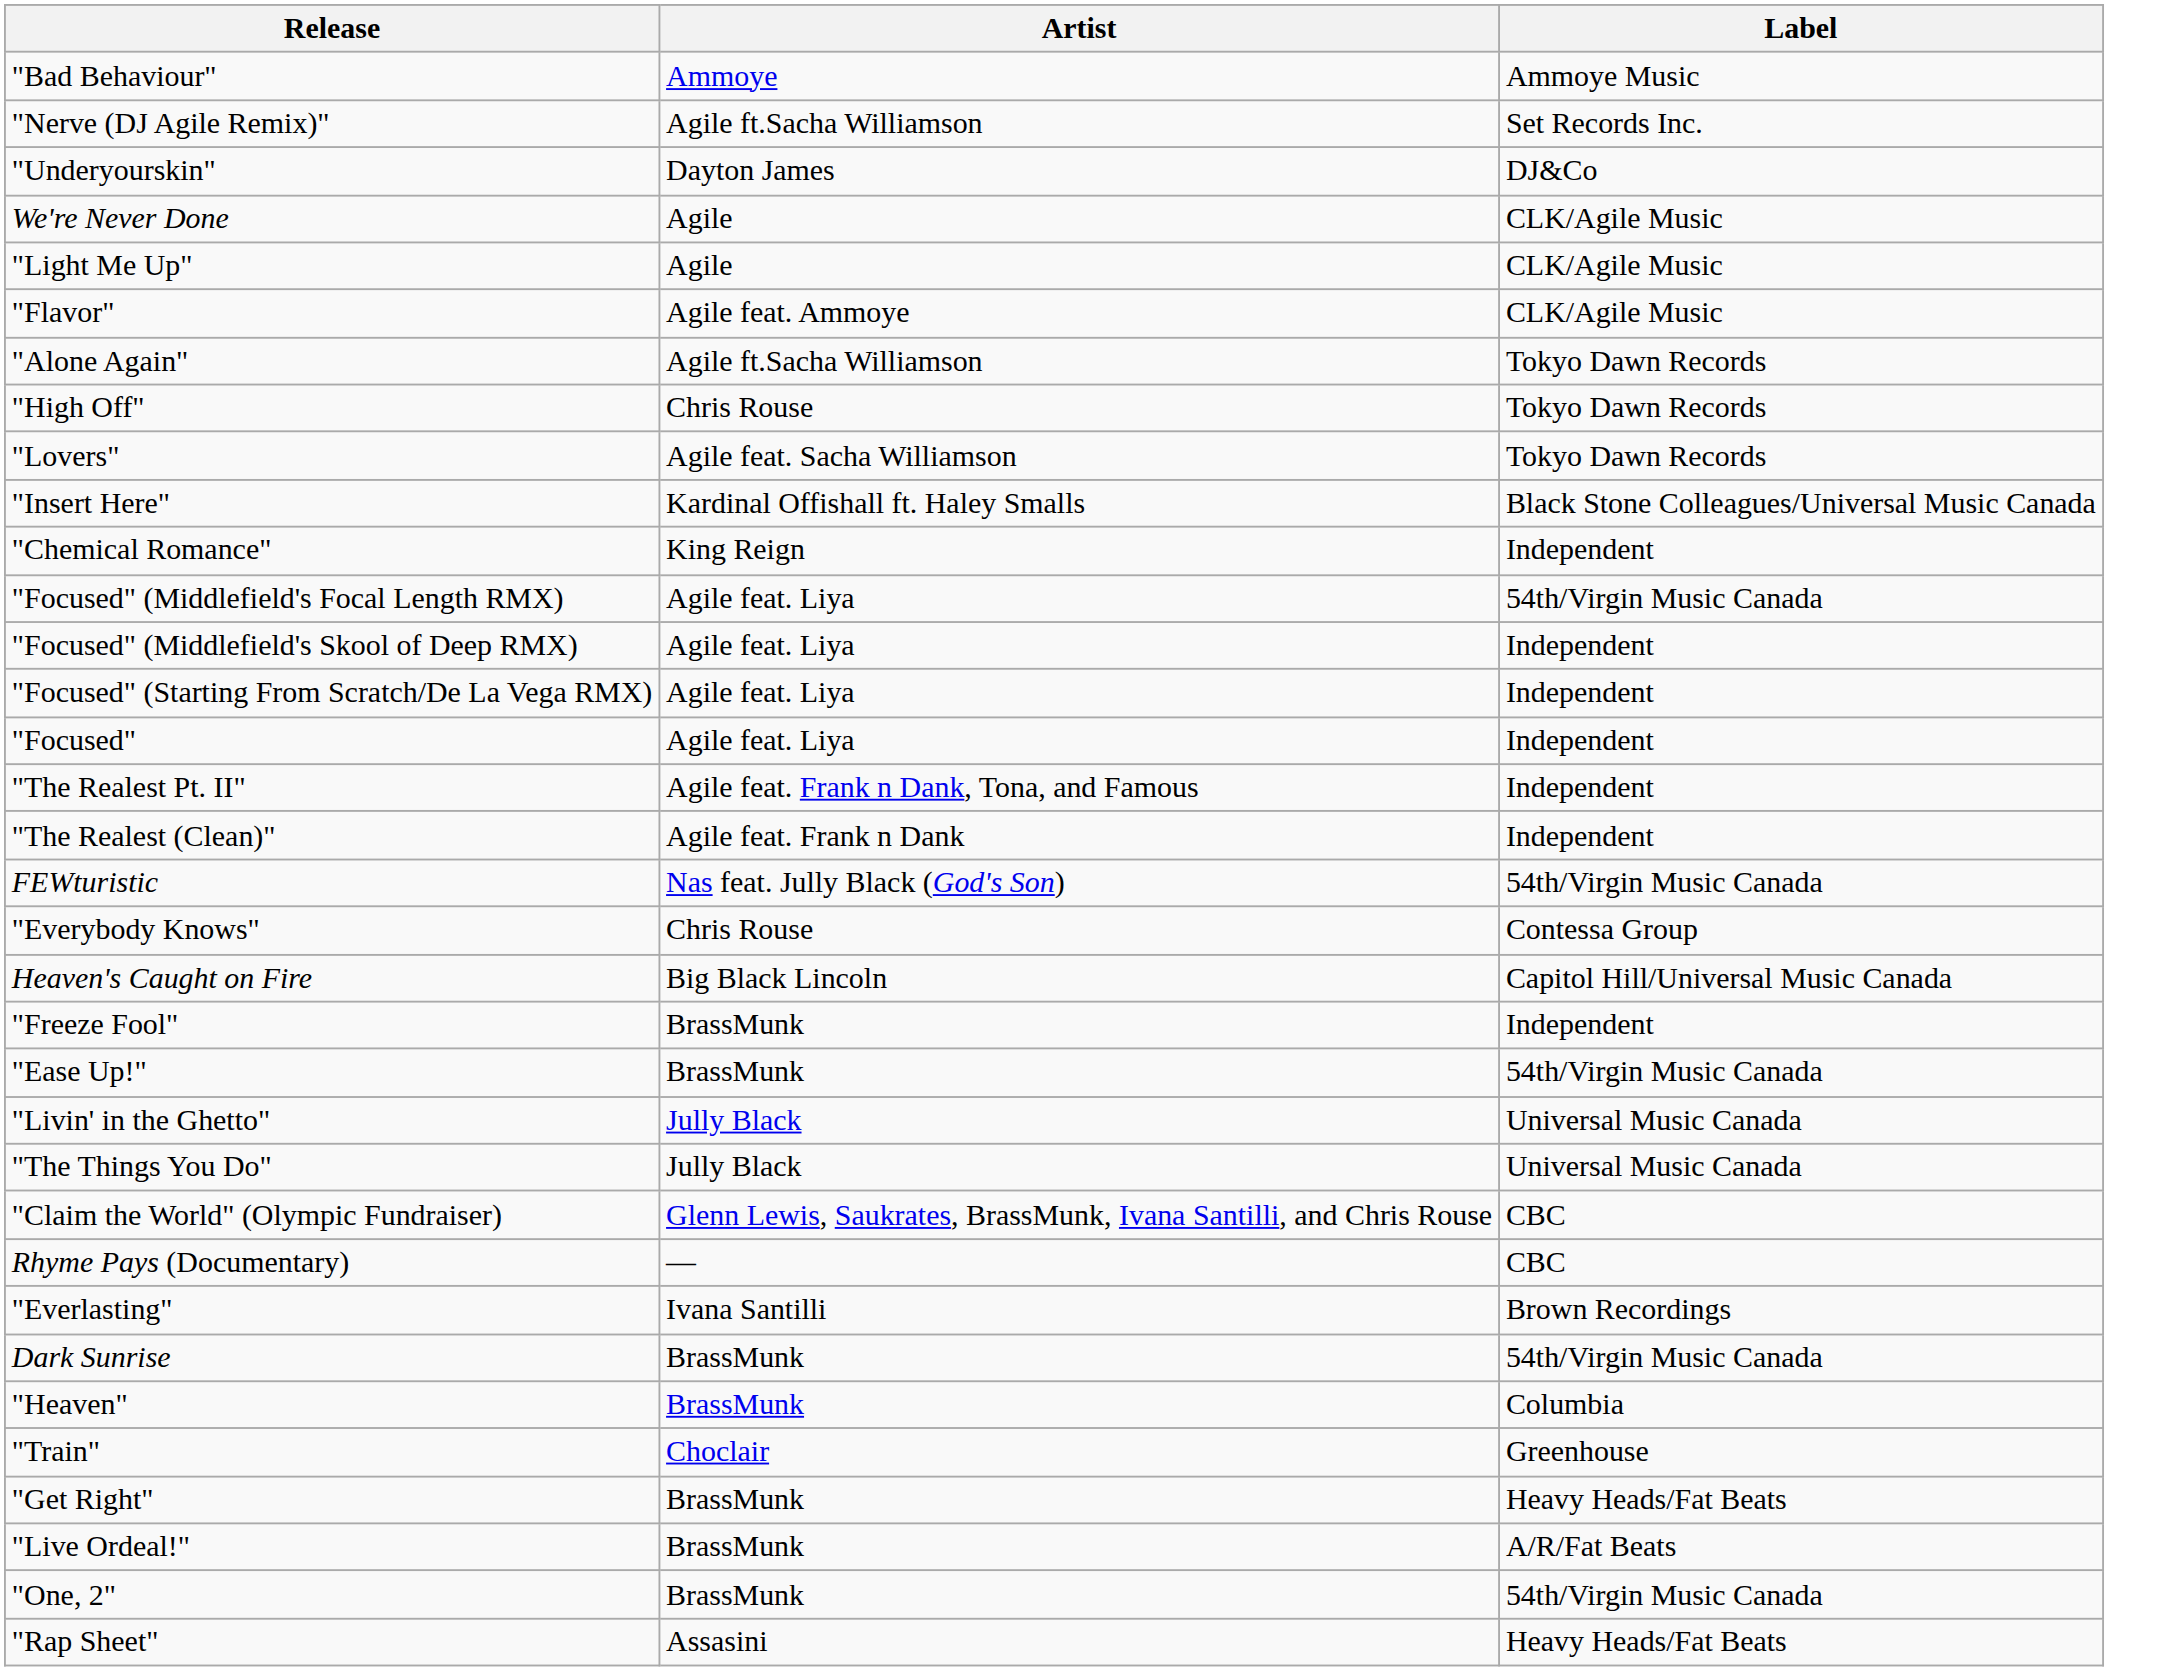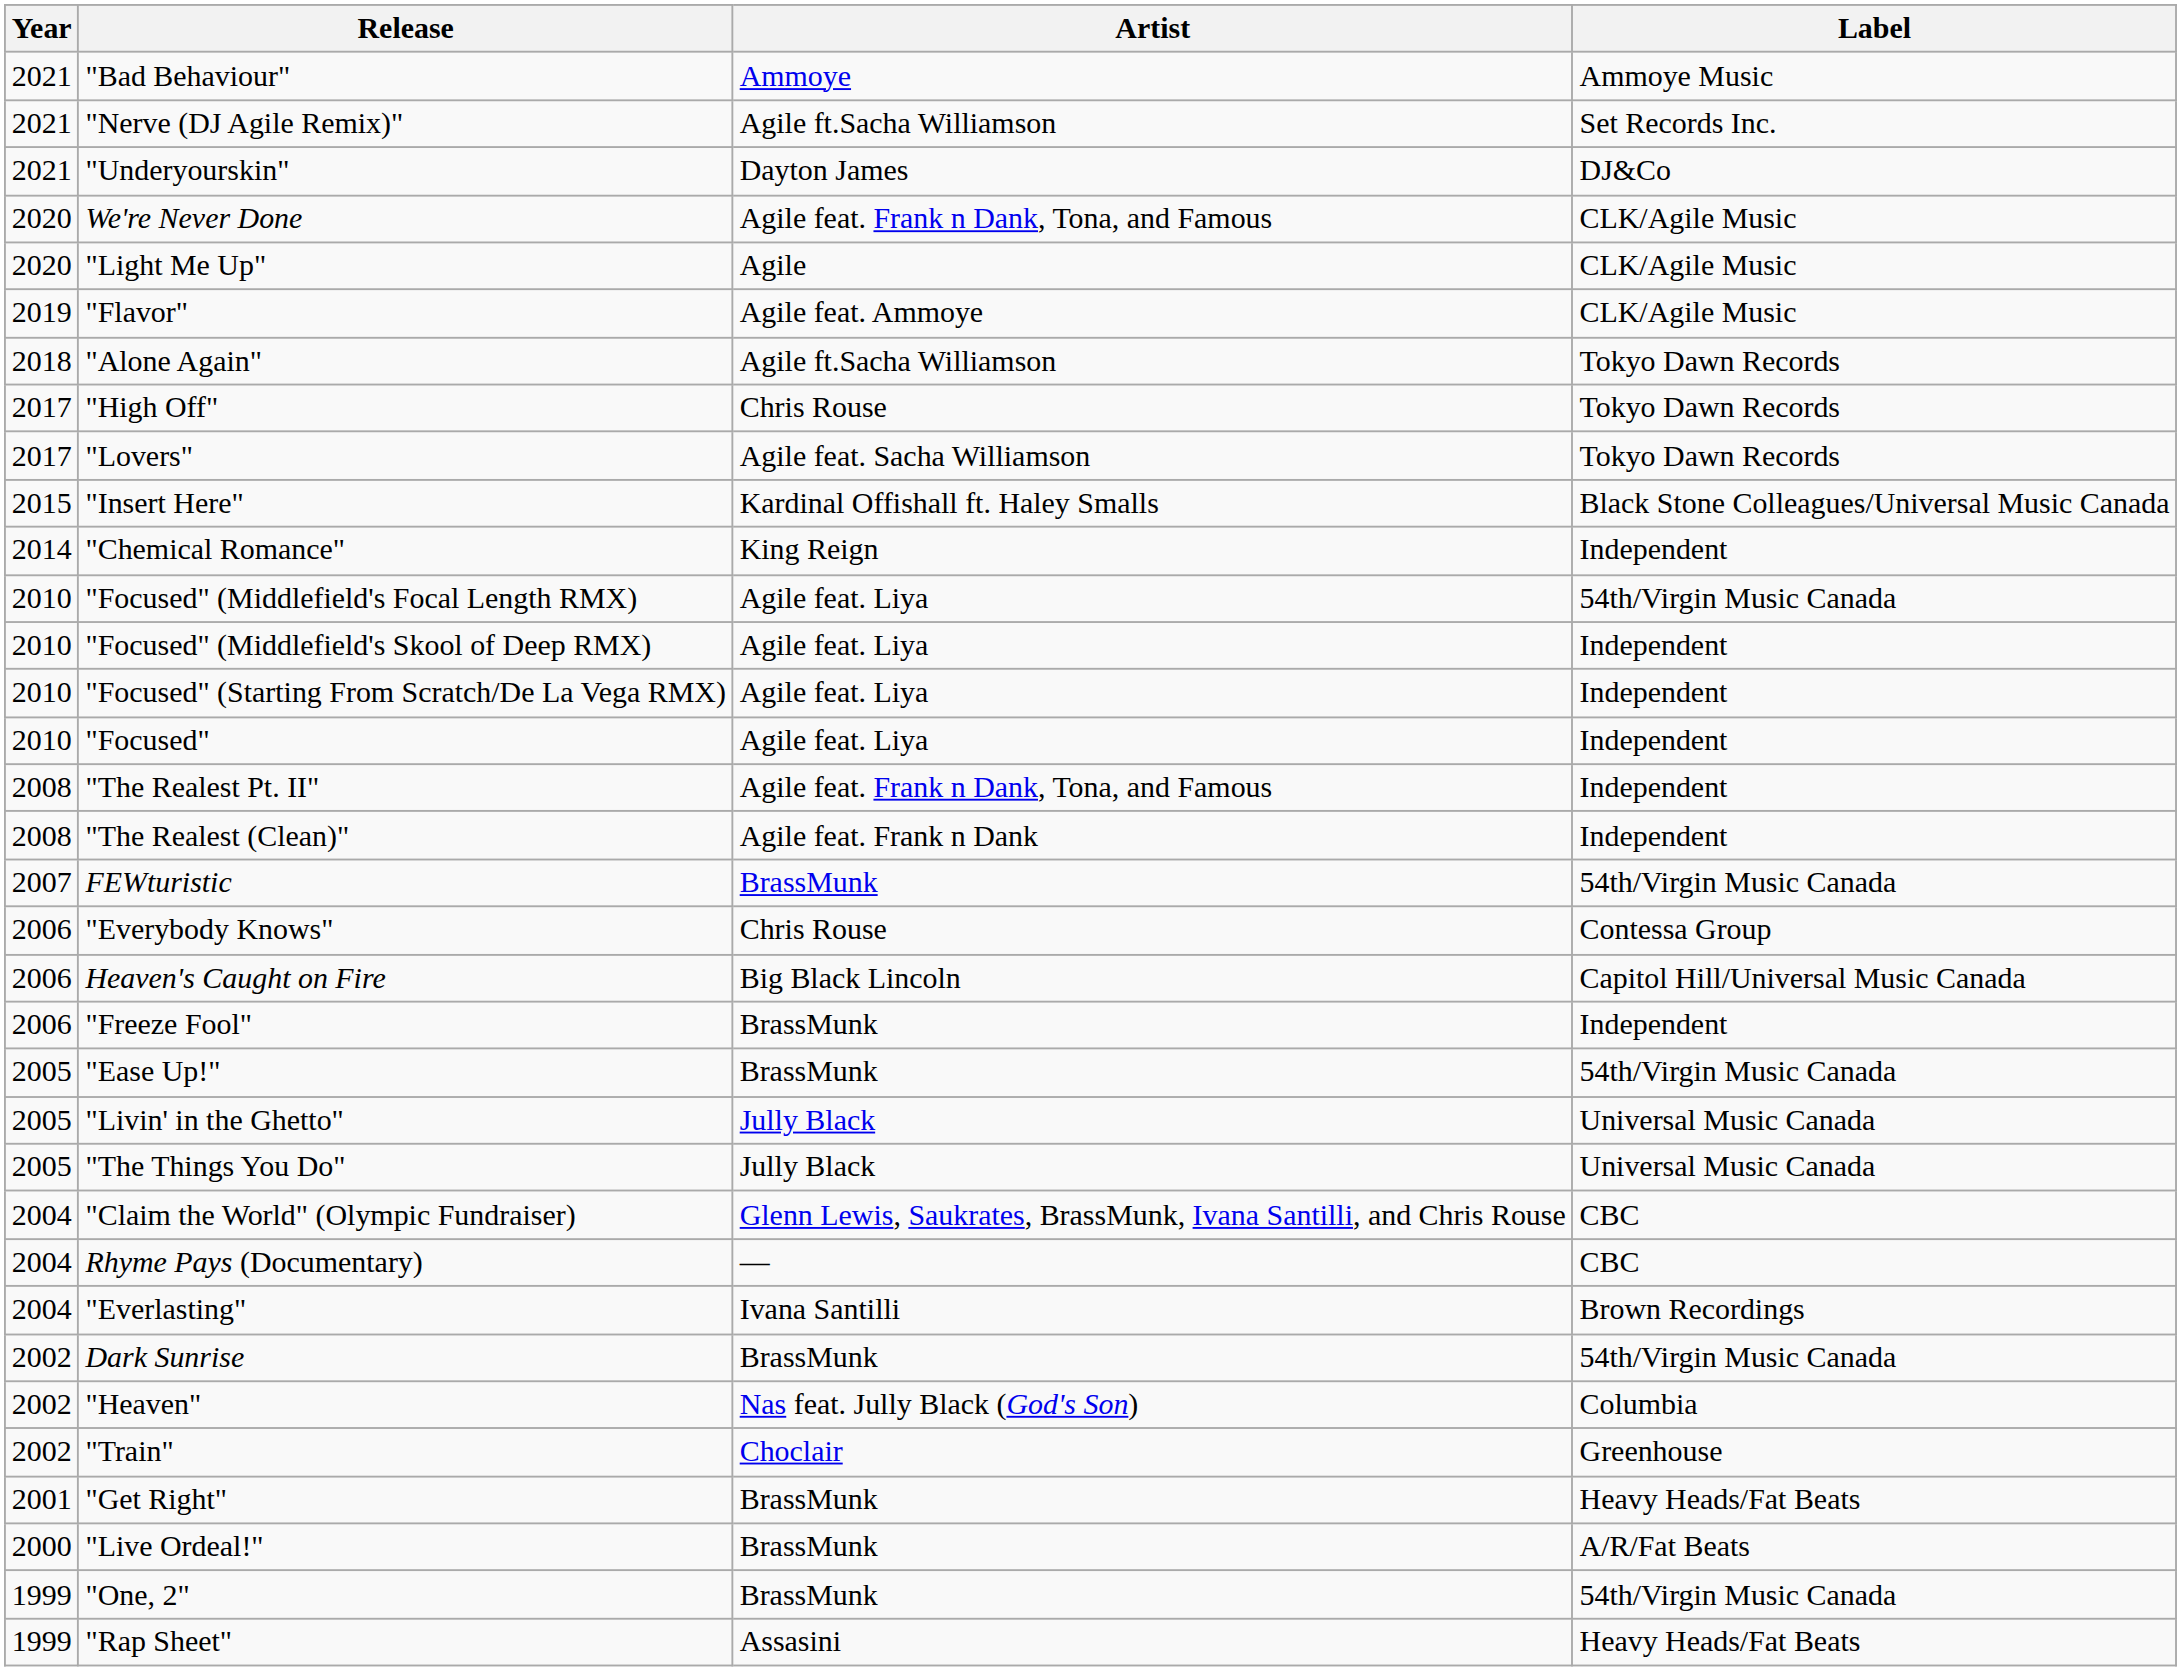+ column: (42, 28)
(699, 218) Agile -> (1006, 218) Agile feat. Frank n Dank, Tona, and Famous
(865, 882) Nas feat. Jully Black (God's Son) -> (809, 882) BrassMunk
(735, 1404) BrassMunk -> (939, 1404) Nas feat. Jully Black (God's Son)
